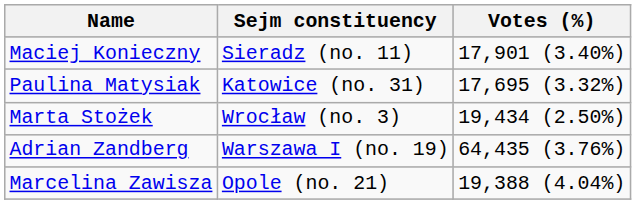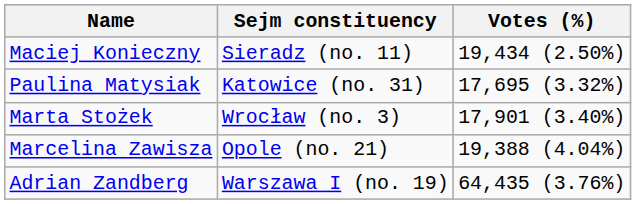(542, 53) 17,901 (3.40%) -> (542, 53) 19,434 (2.50%)
(542, 118) 19,434 (2.50%) -> (542, 118) 17,901 (3.40%)
rows swapped: (99, 151) <-> (111, 183)
